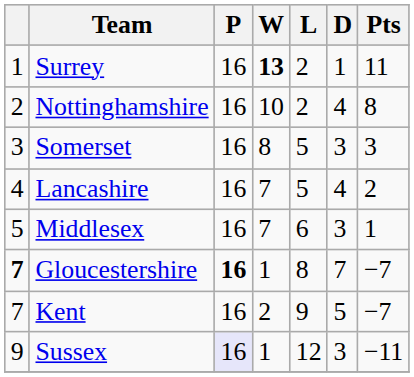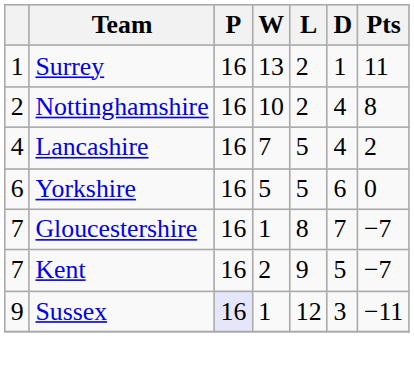(271, 65) bold -> (271, 65) normal
- row: (83, 147)
- row: (90, 229)
+ row: (86, 188)
(17, 270) bold -> (17, 229) normal
(233, 270) bold -> (233, 229) normal
